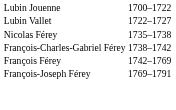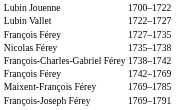+ row: (150, 34)
+ row: (150, 87)
